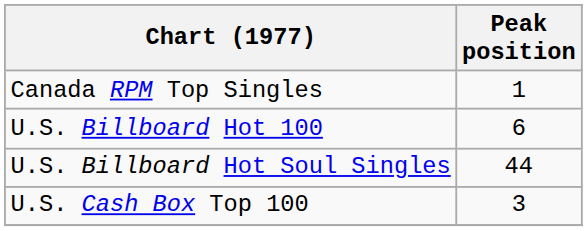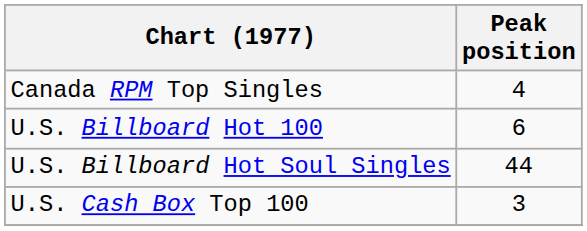(519, 90) 1 -> (519, 90) 4
